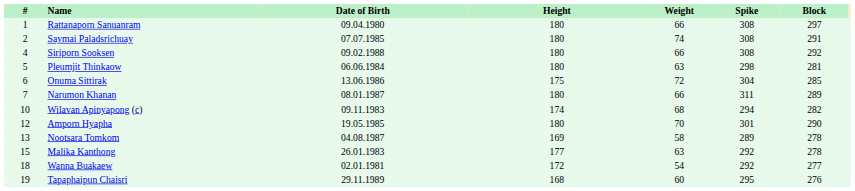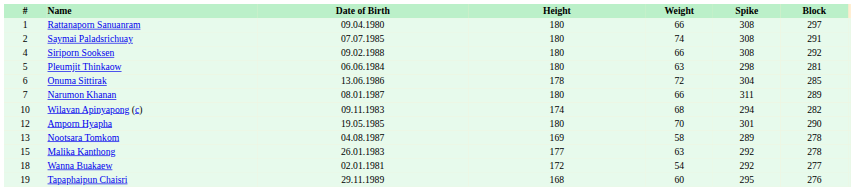(557, 81) 175 -> (557, 81) 178
